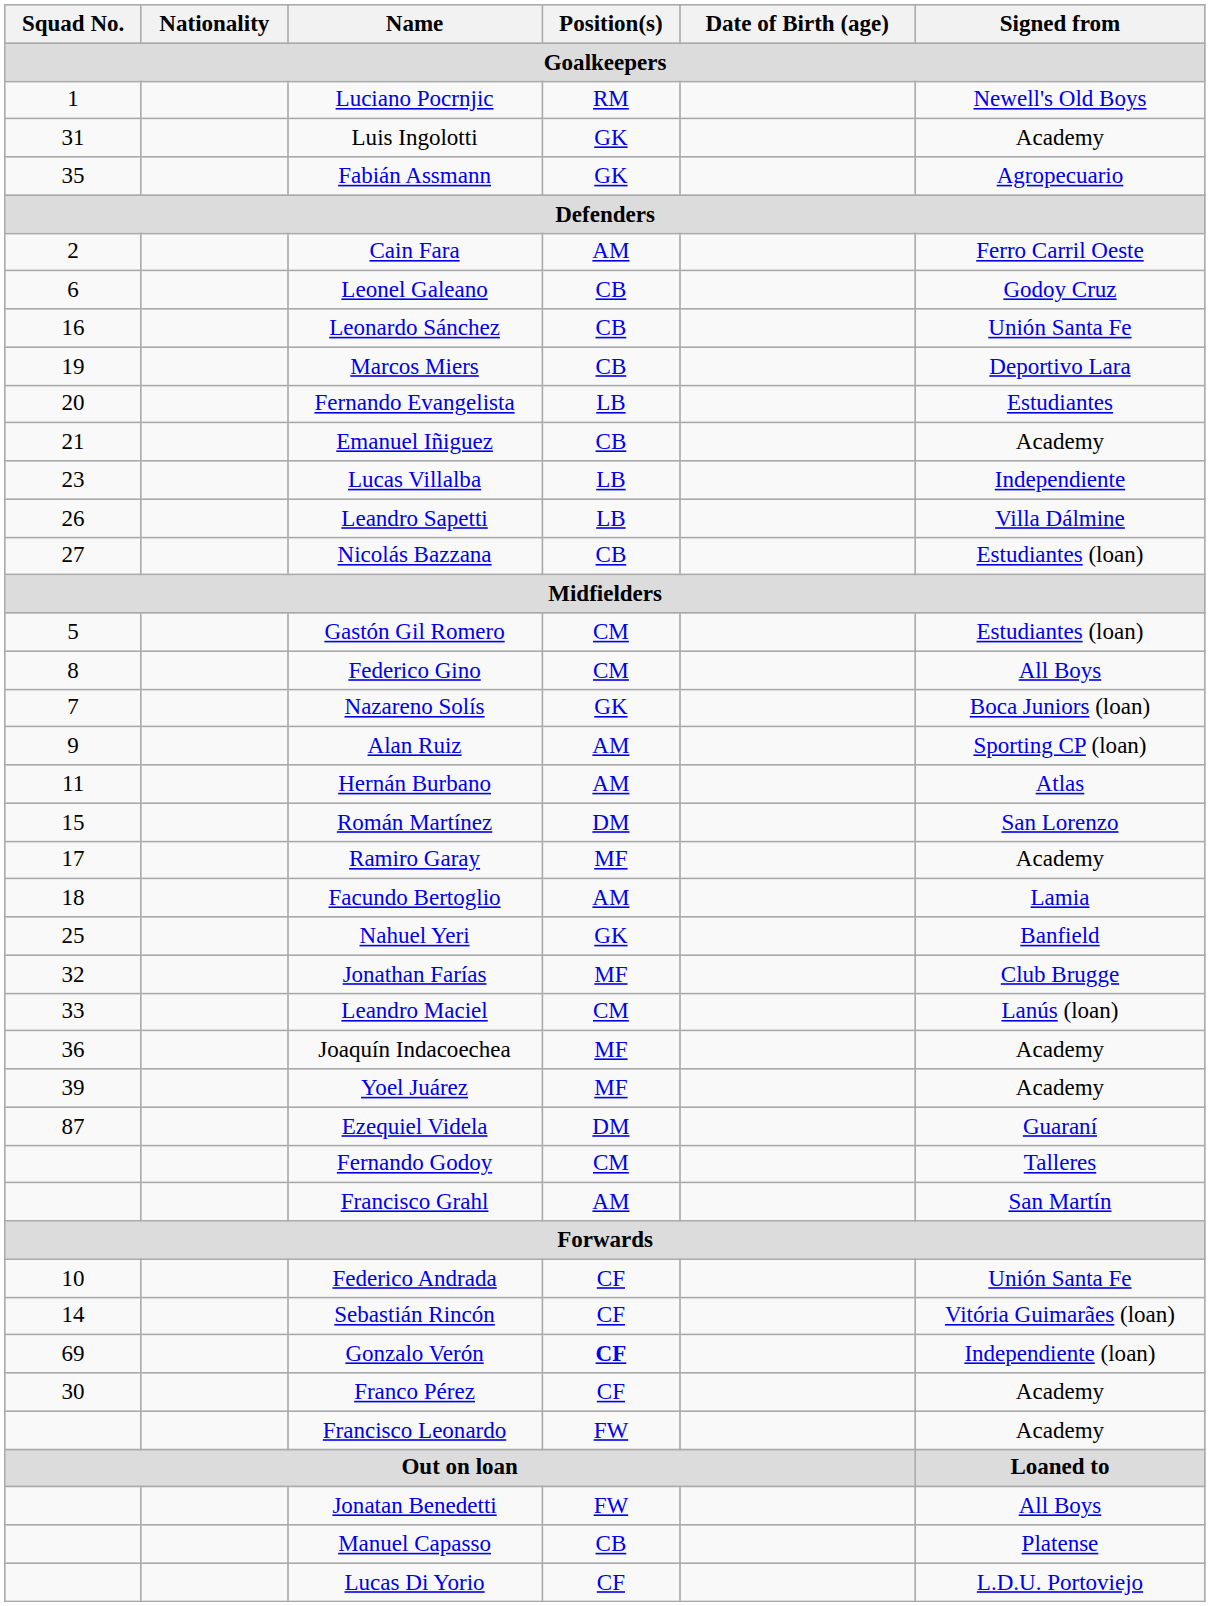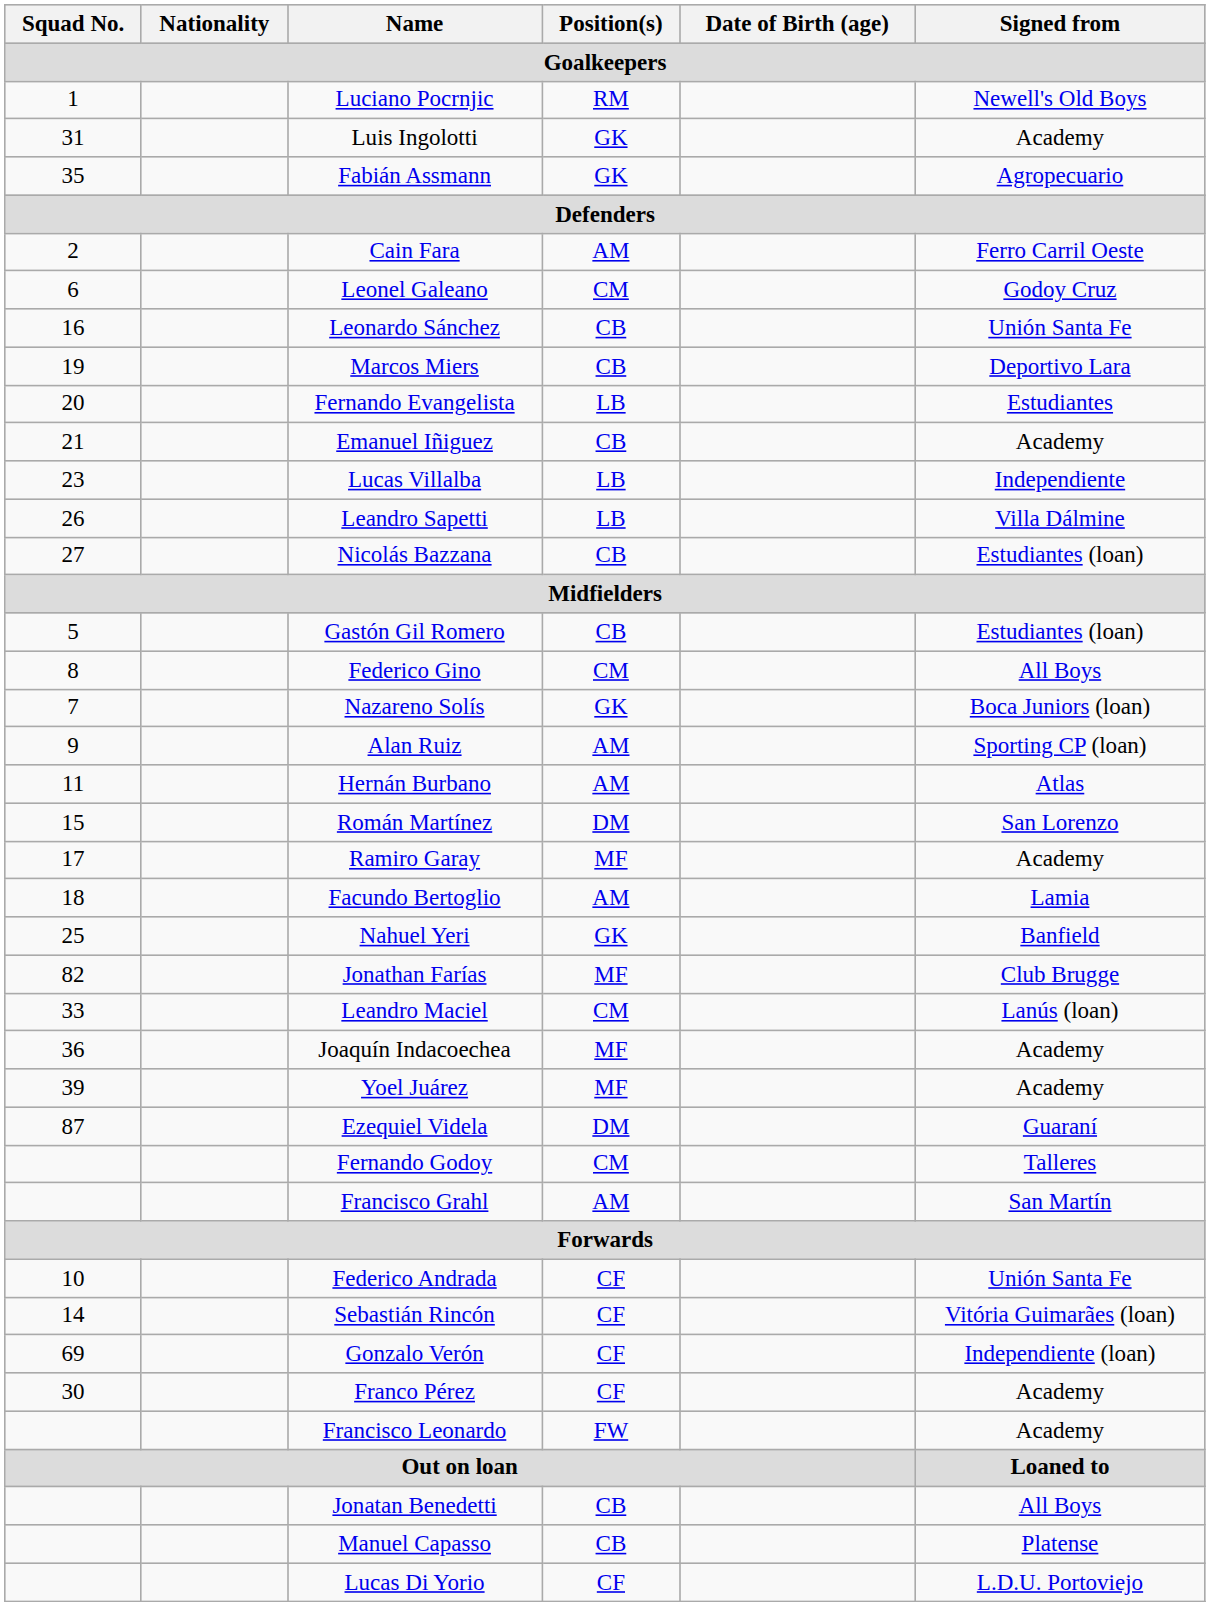(611, 289) CB -> (611, 289) CM
(611, 631) CM -> (611, 631) CB
(73, 973) 32 -> (73, 973) 82
(611, 1353) bold -> (611, 1353) normal
(611, 1505) FW -> (611, 1505) CB
